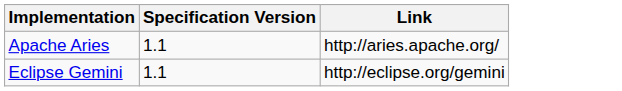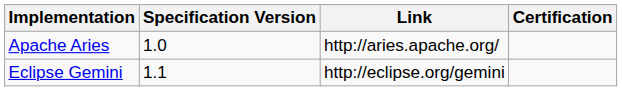+ column: (563, 18)
(155, 45) 1.1 -> (155, 45) 1.0
